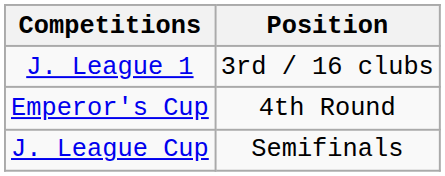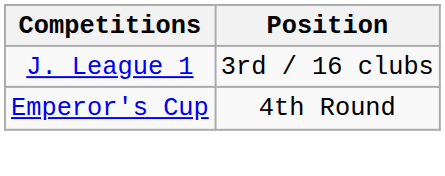- row: (110, 150)
